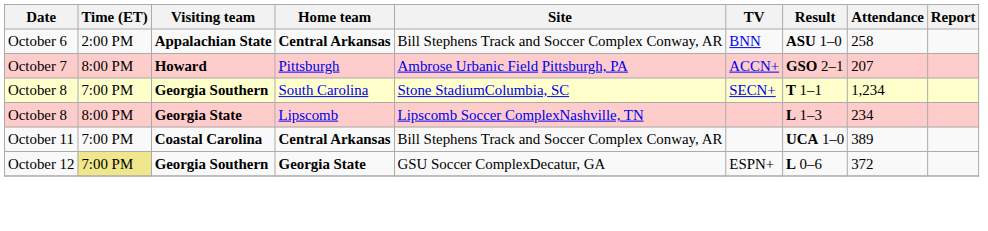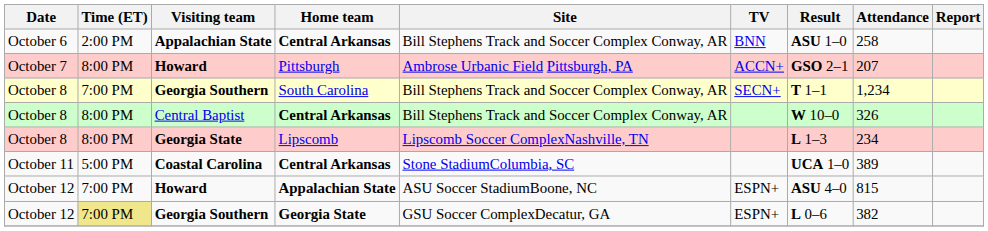(483, 90) Stone StadiumColumbia, SC -> (565, 90) Bill Stephens Track and Soccer Complex Conway, AR
+ row: (199, 115)
(107, 139) 7:00 PM -> (107, 164) 5:00 PM
(560, 139) Bill Stephens Track and Soccer Complex Conway, AR -> (488, 164) Stone StadiumColumbia, SC
+ row: (181, 188)
(862, 164) 372 -> (867, 213) 382
